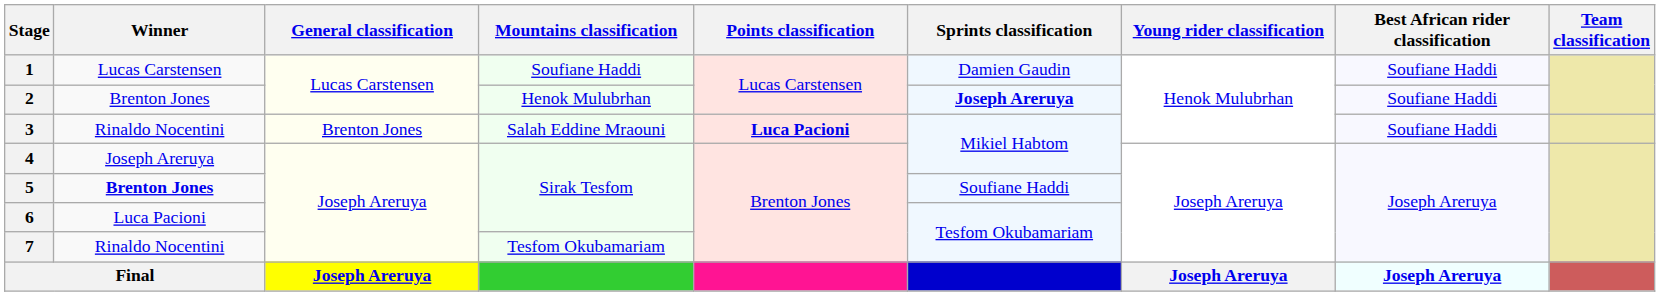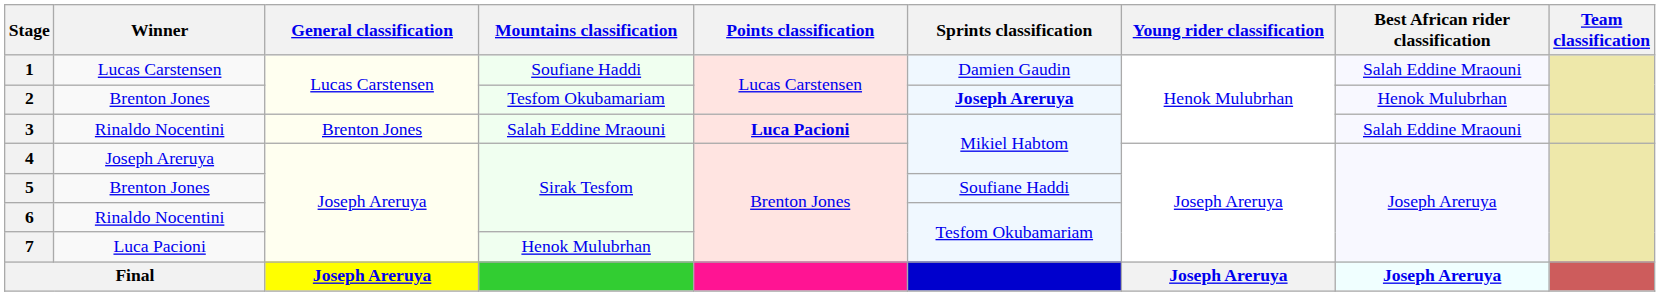(1442, 70) Soufiane Haddi -> (1442, 70) Salah Eddine Mraouni
(586, 99) Henok Mulubrhan -> (586, 99) Tesfom Okubamariam
(1442, 99) Soufiane Haddi -> (1442, 99) Henok Mulubrhan
(1442, 129) Soufiane Haddi -> (1442, 129) Salah Eddine Mraouni
(160, 187) bold -> (160, 187) normal
(160, 217) Luca Pacioni -> (160, 217) Rinaldo Nocentini
(160, 246) Rinaldo Nocentini -> (160, 246) Luca Pacioni
(586, 246) Tesfom Okubamariam -> (586, 246) Henok Mulubrhan
